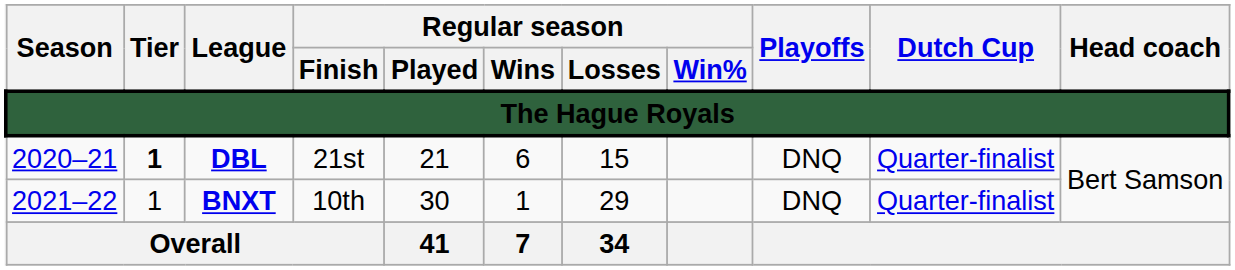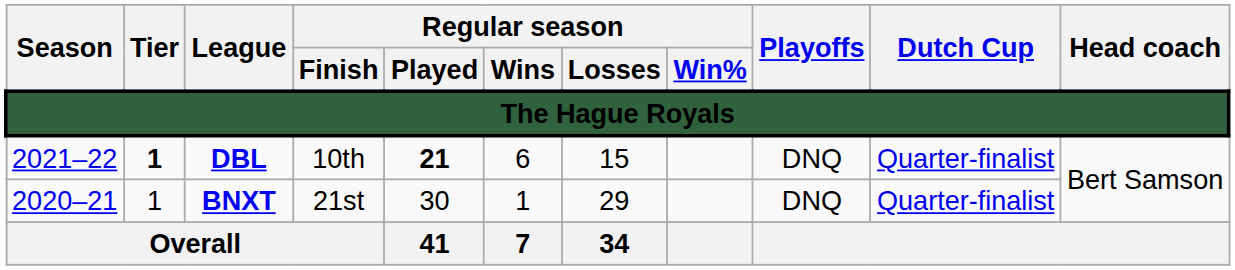(65, 159) 2020–21 -> (65, 159) 2021–22
(339, 159) 21st -> (339, 159) 10th
(435, 159) normal -> (435, 159) bold
(65, 201) 2021–22 -> (65, 201) 2020–21
(339, 201) 10th -> (339, 201) 21st
